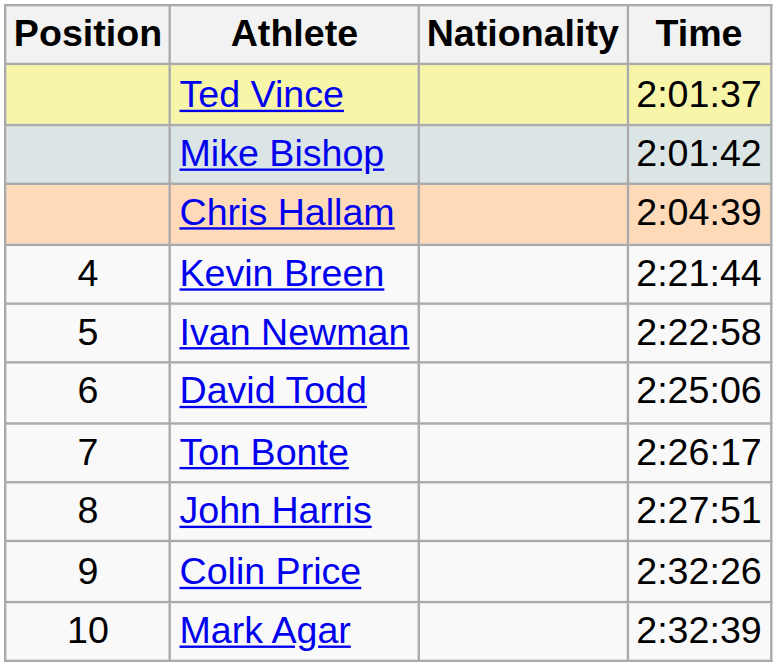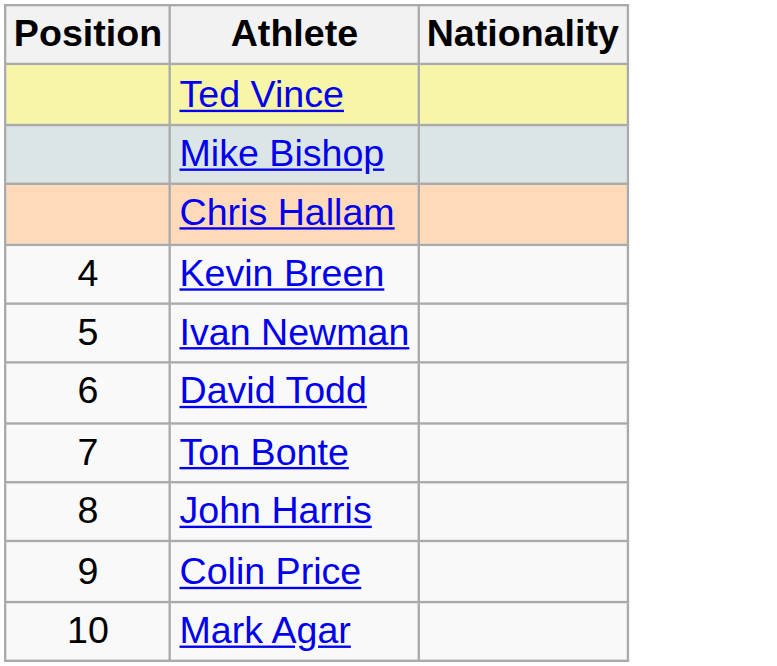- column: (699, 34)
